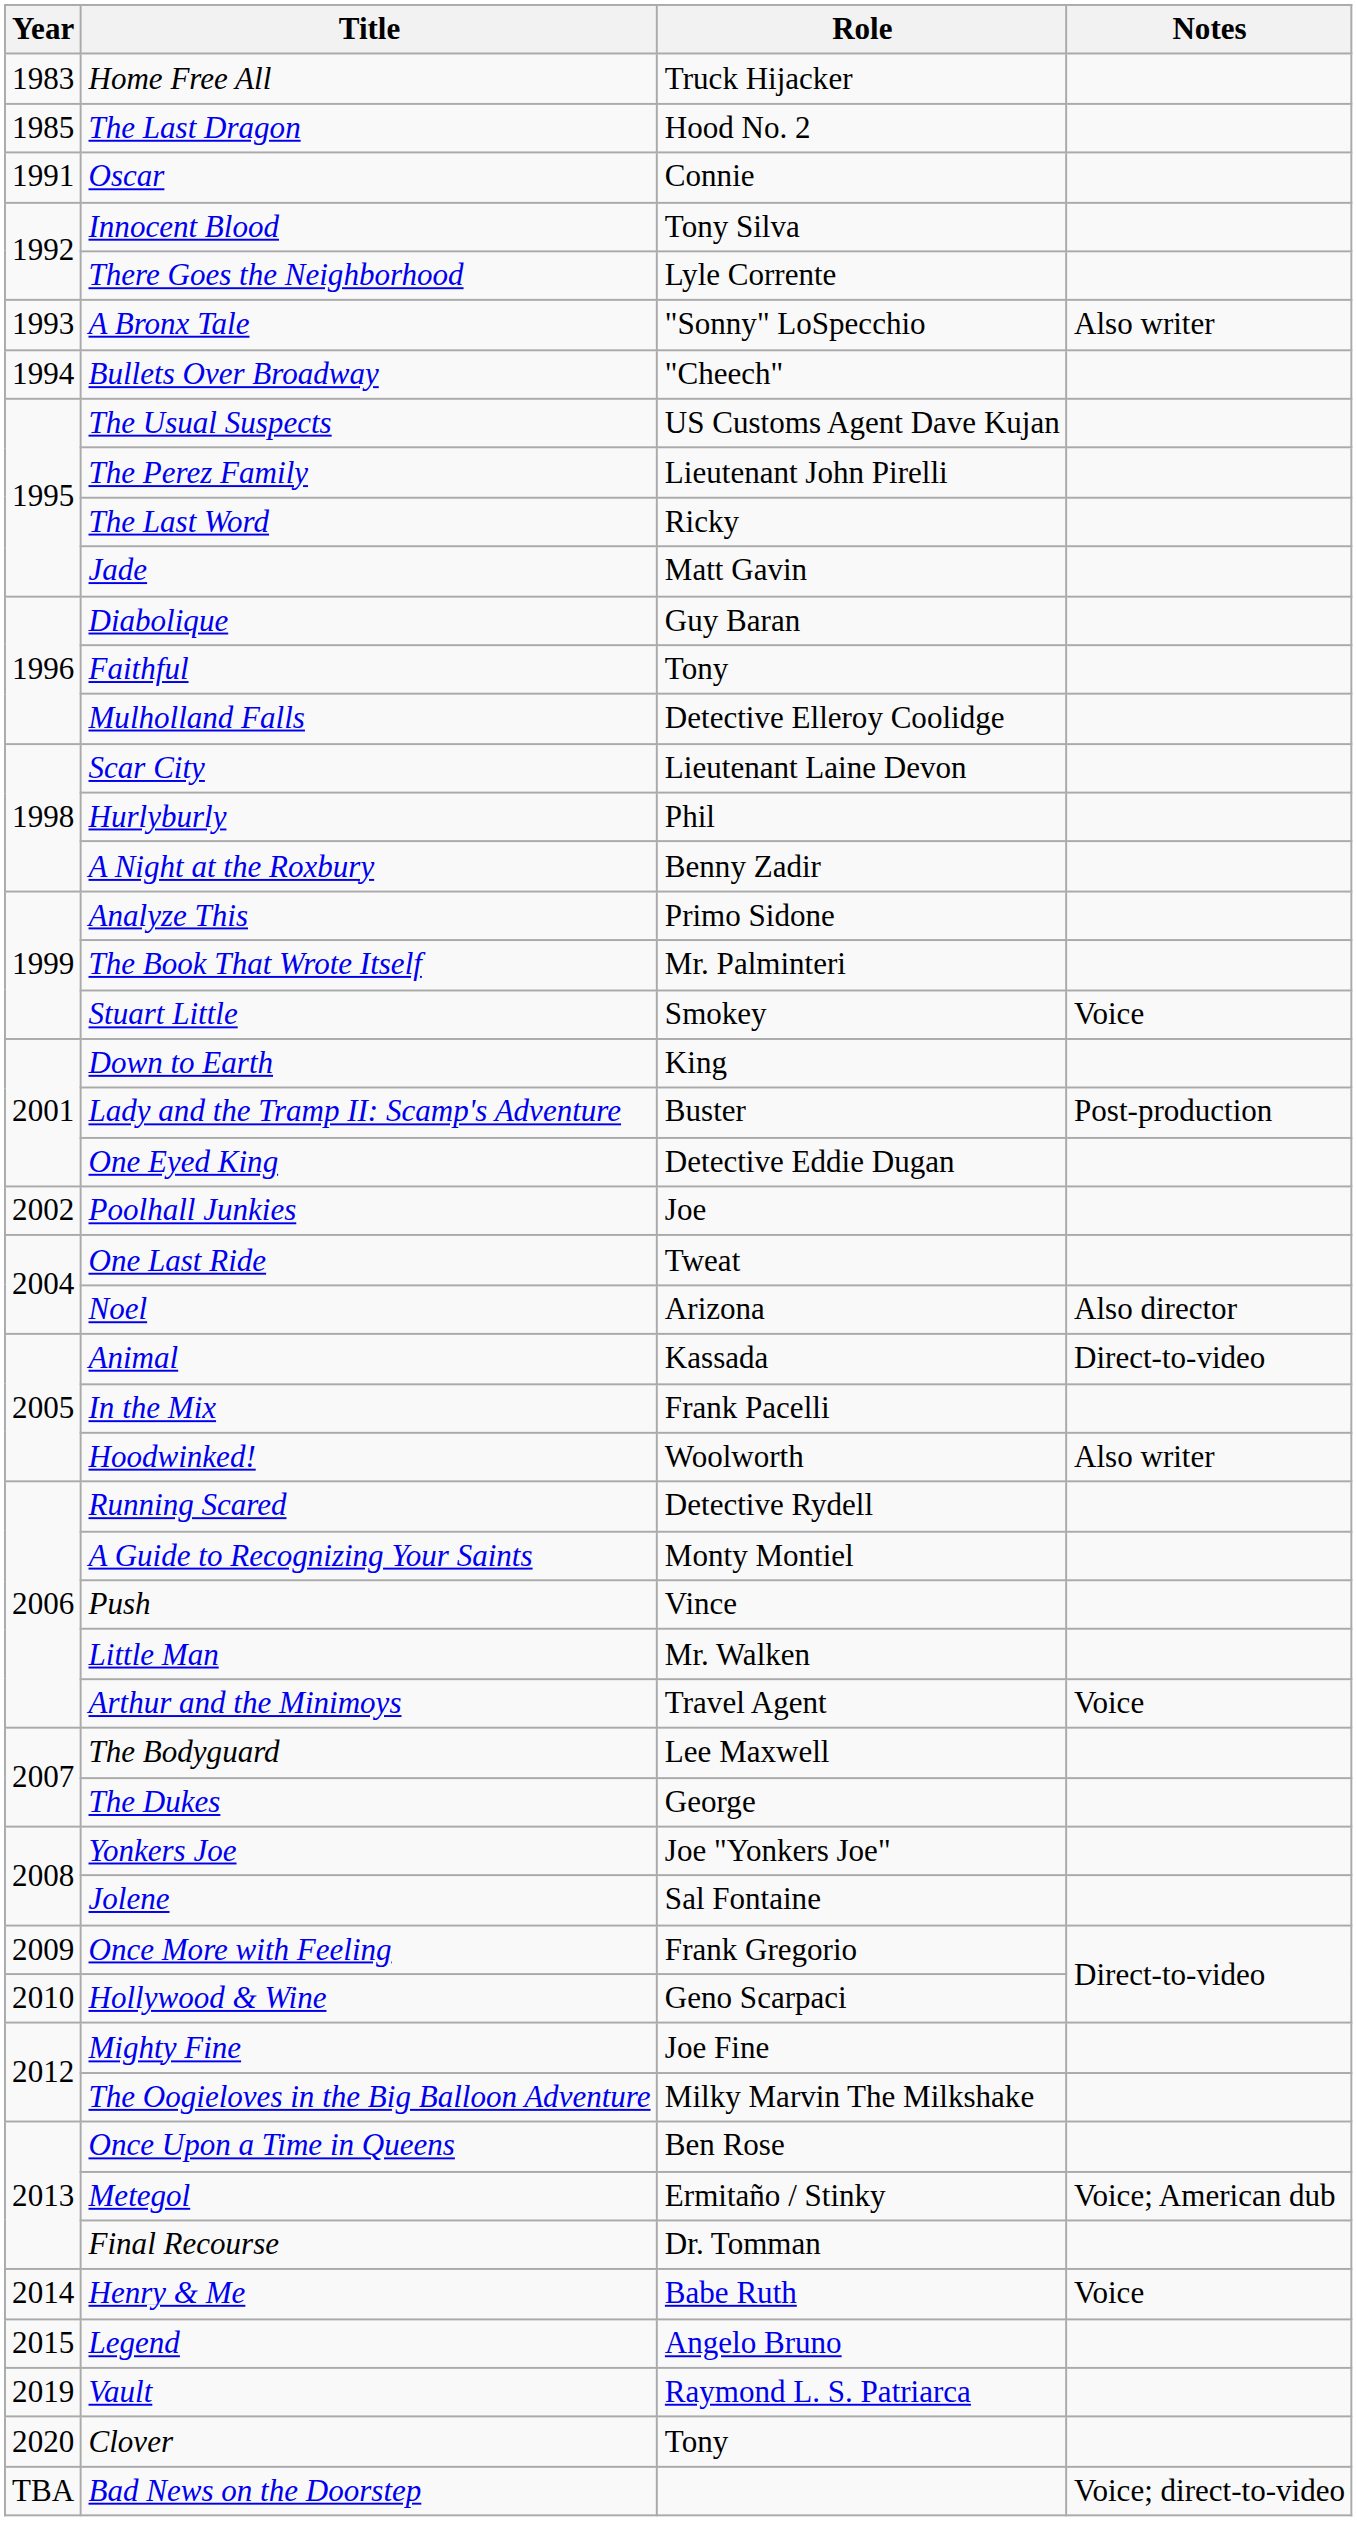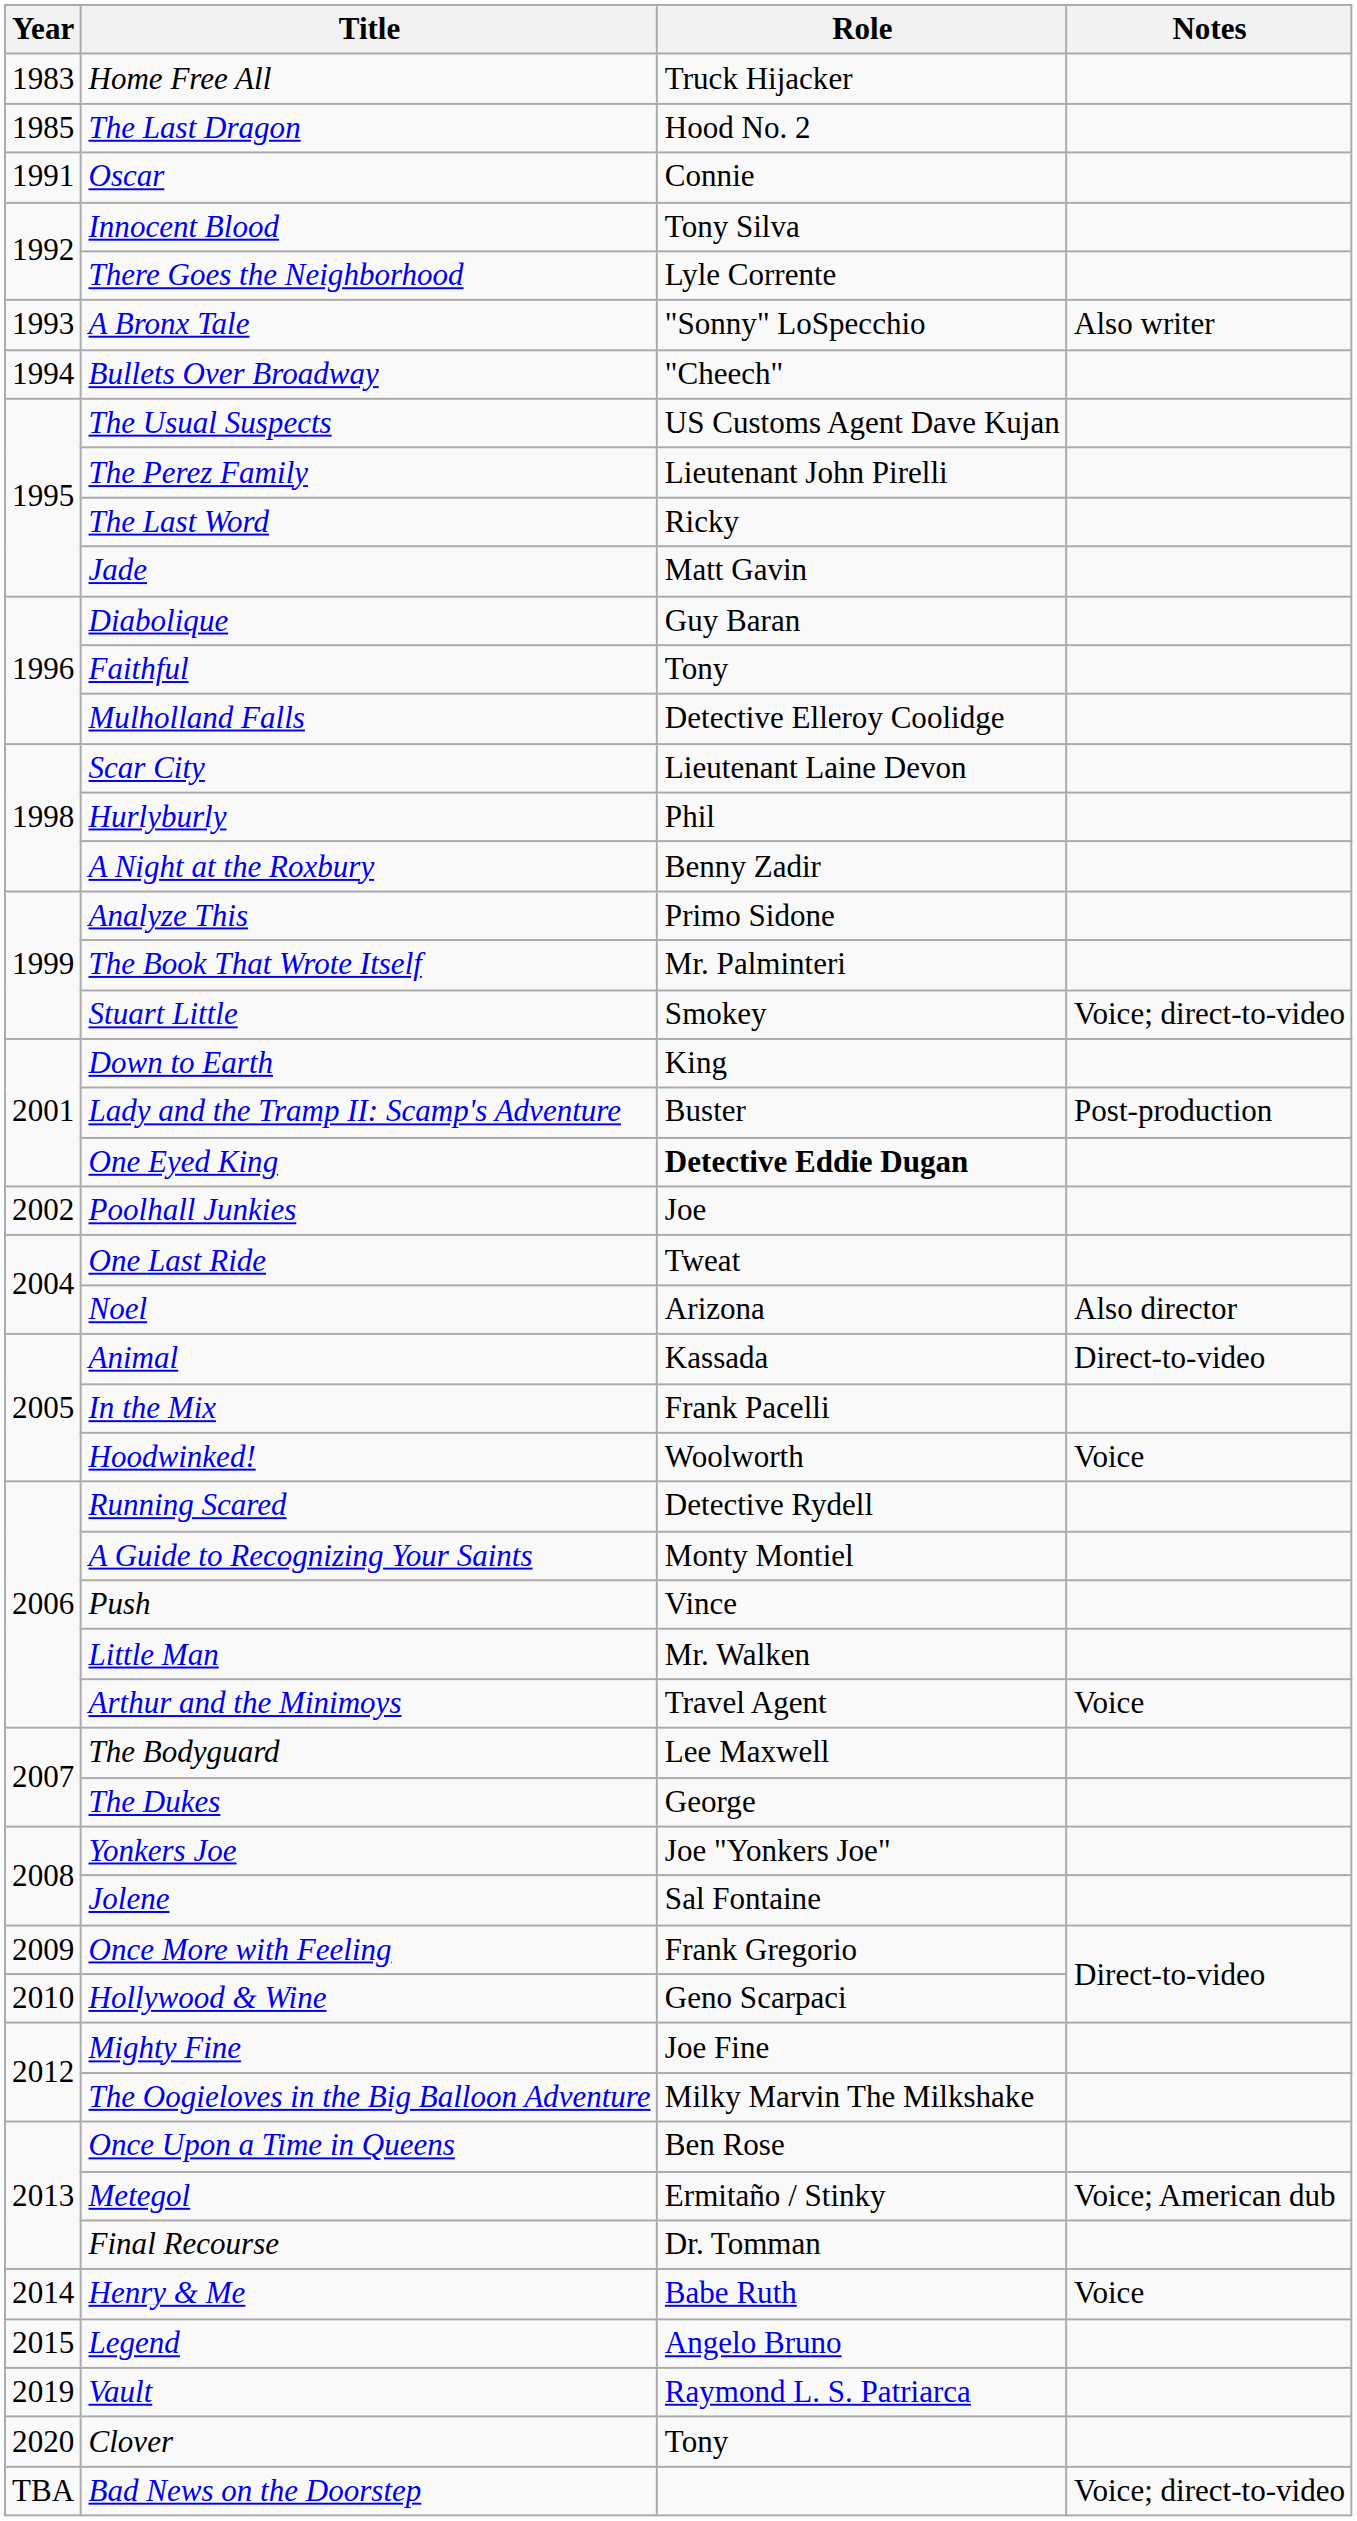(1109, 1013) Voice -> (1210, 1013) Voice; direct-to-video
(810, 1161) normal -> (817, 1161) bold
(1144, 1456) Also writer -> (1109, 1456) Voice
